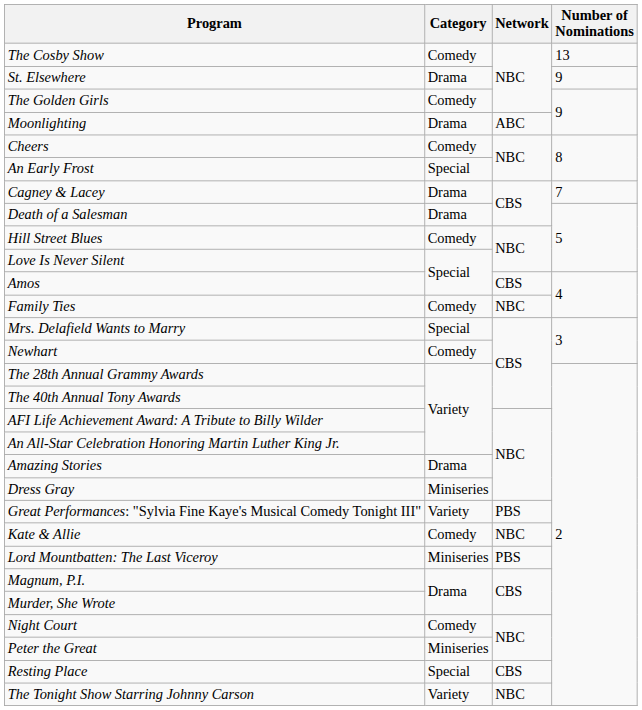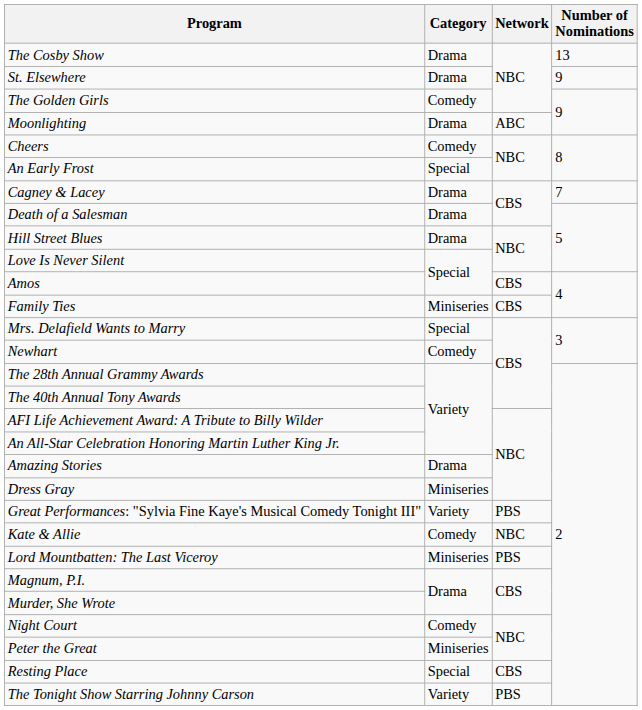(452, 54) Comedy -> (447, 54) Drama
(452, 237) Comedy -> (447, 237) Drama
(452, 306) Comedy -> (458, 306) Miniseries
(510, 306) NBC -> (509, 306) CBS
(510, 694) NBC -> (508, 694) PBS
